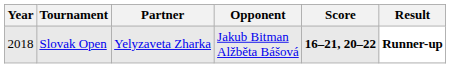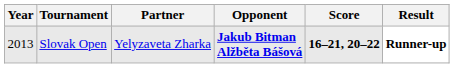(20, 44) 2018 -> (20, 44) 2013
(258, 44) normal -> (260, 44) bold
